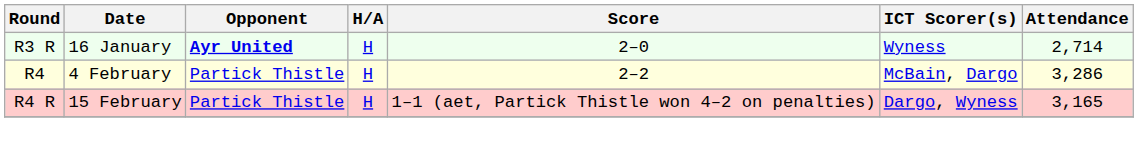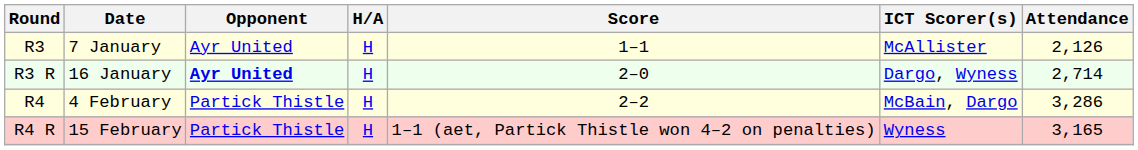+ row: (34, 47)
(915, 47) Wyness -> (951, 75) Dargo, Wyness
(951, 103) Dargo, Wyness -> (915, 131) Wyness
